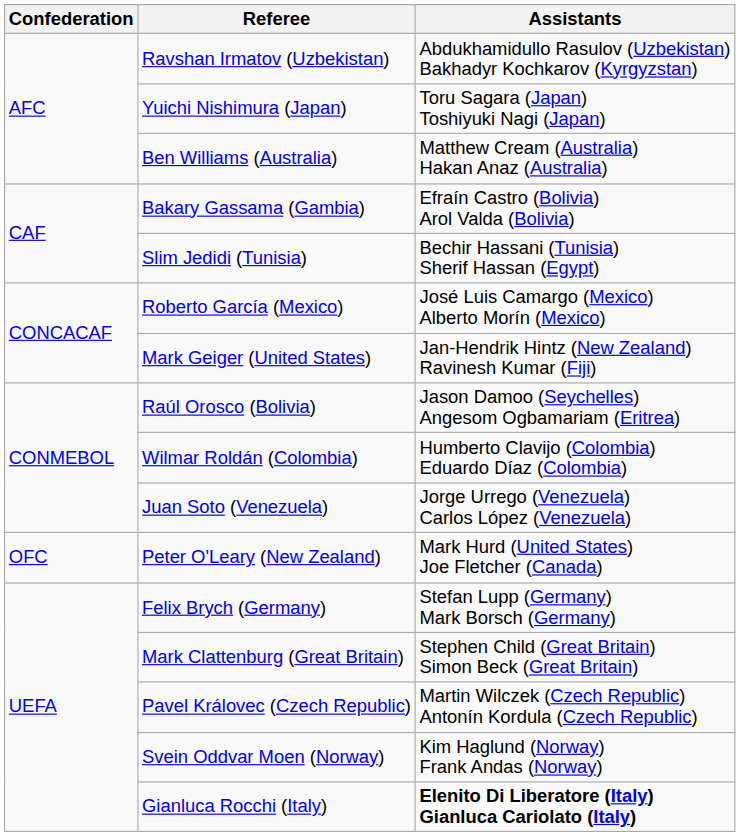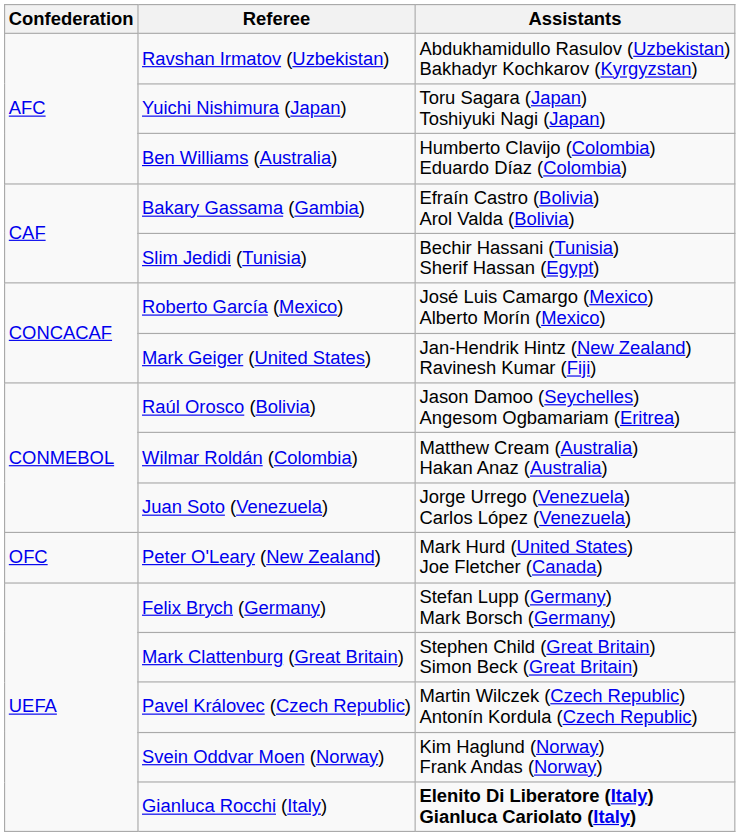(529, 158) Matthew Cream (Australia) Hakan Anaz (Australia) -> (538, 158) Humberto Clavijo (Colombia) Eduardo Díaz (Colombia)
(538, 457) Humberto Clavijo (Colombia) Eduardo Díaz (Colombia) -> (529, 457) Matthew Cream (Australia) Hakan Anaz (Australia)
